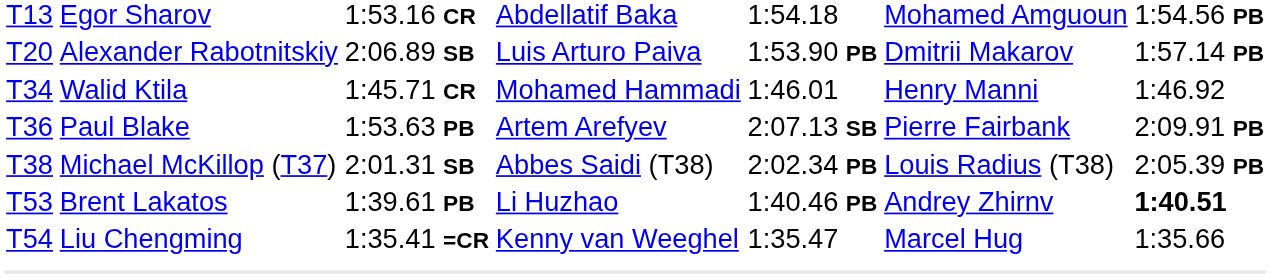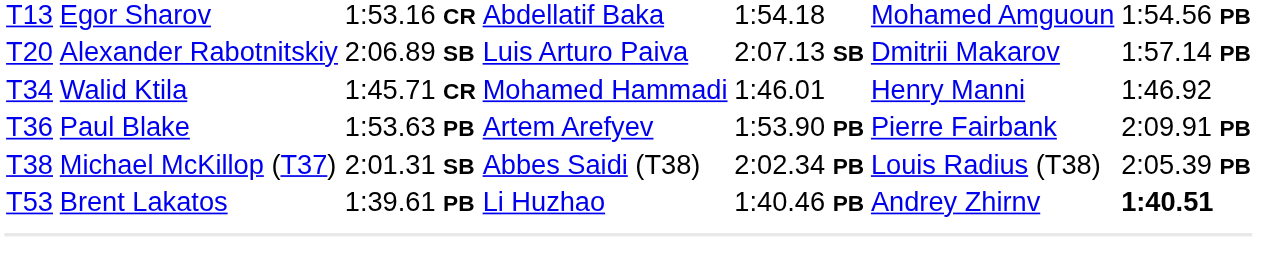(812, 52) 1:53.90 PB -> (799, 52) 2:07.13 SB
(812, 127) 2:07.13 SB -> (799, 127) 1:53.90 PB
- row: (30, 239)
